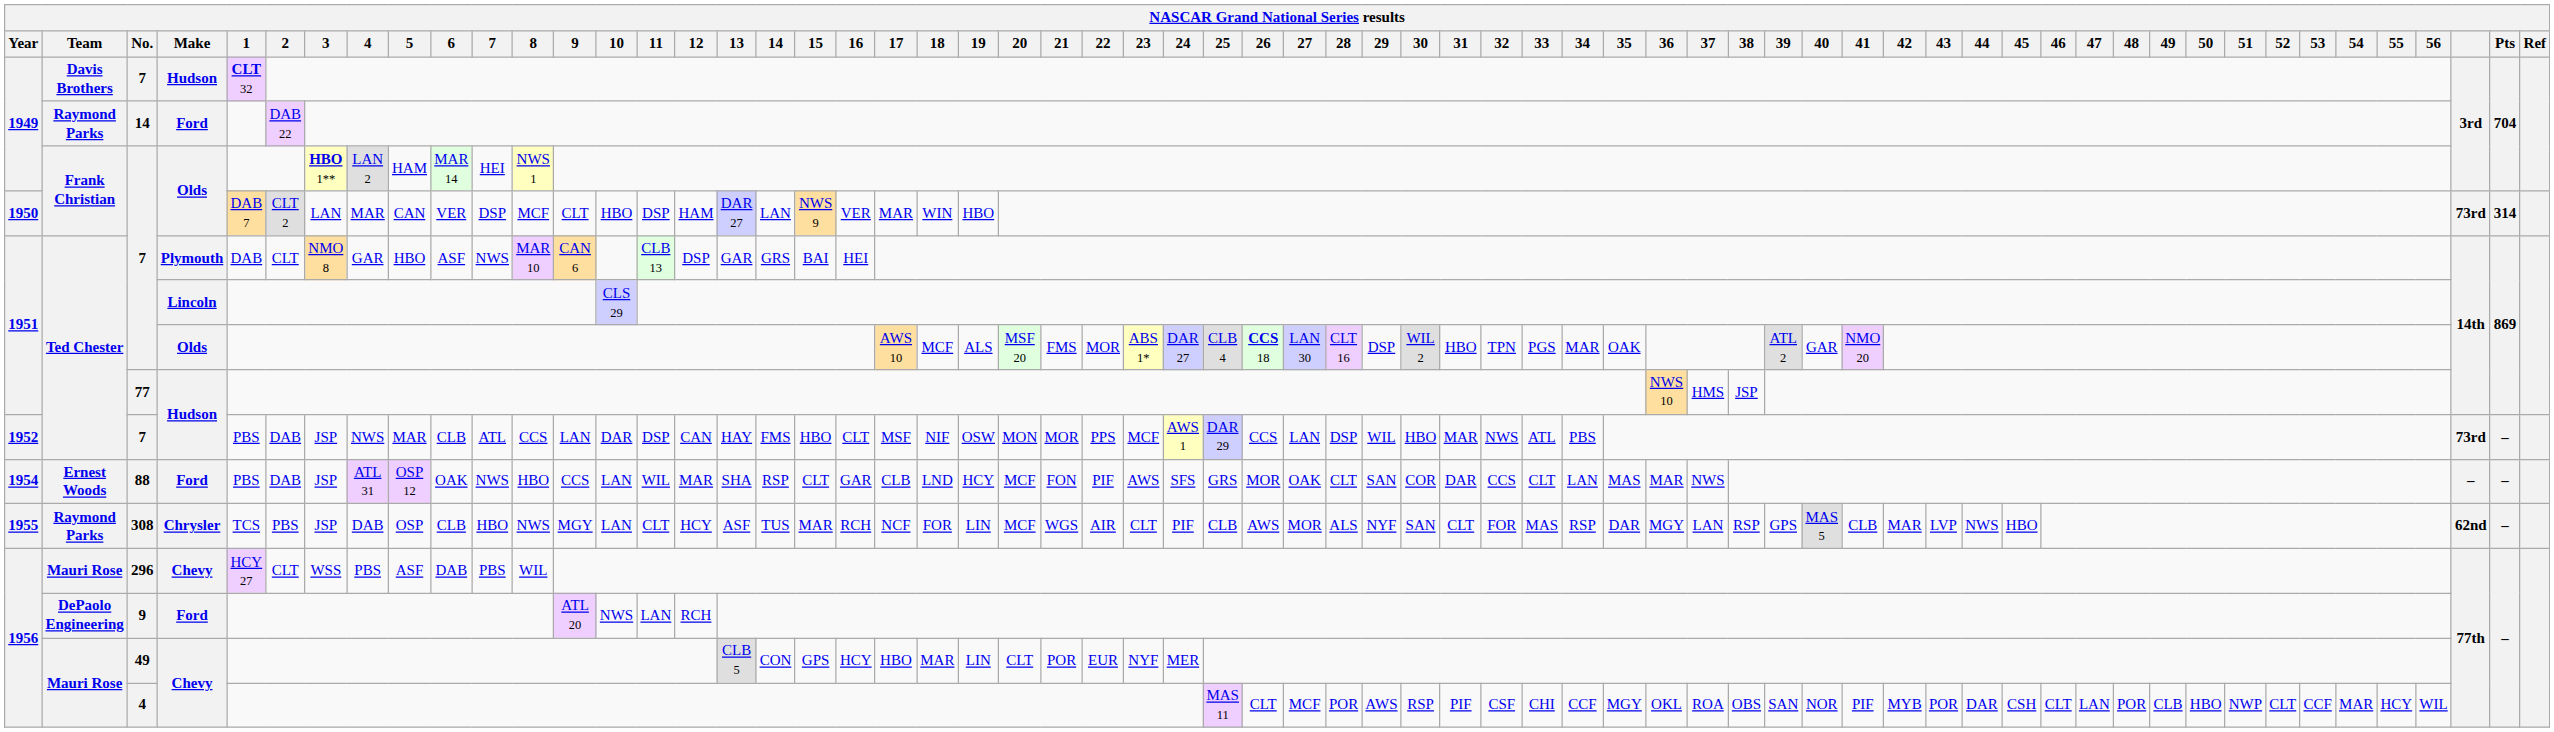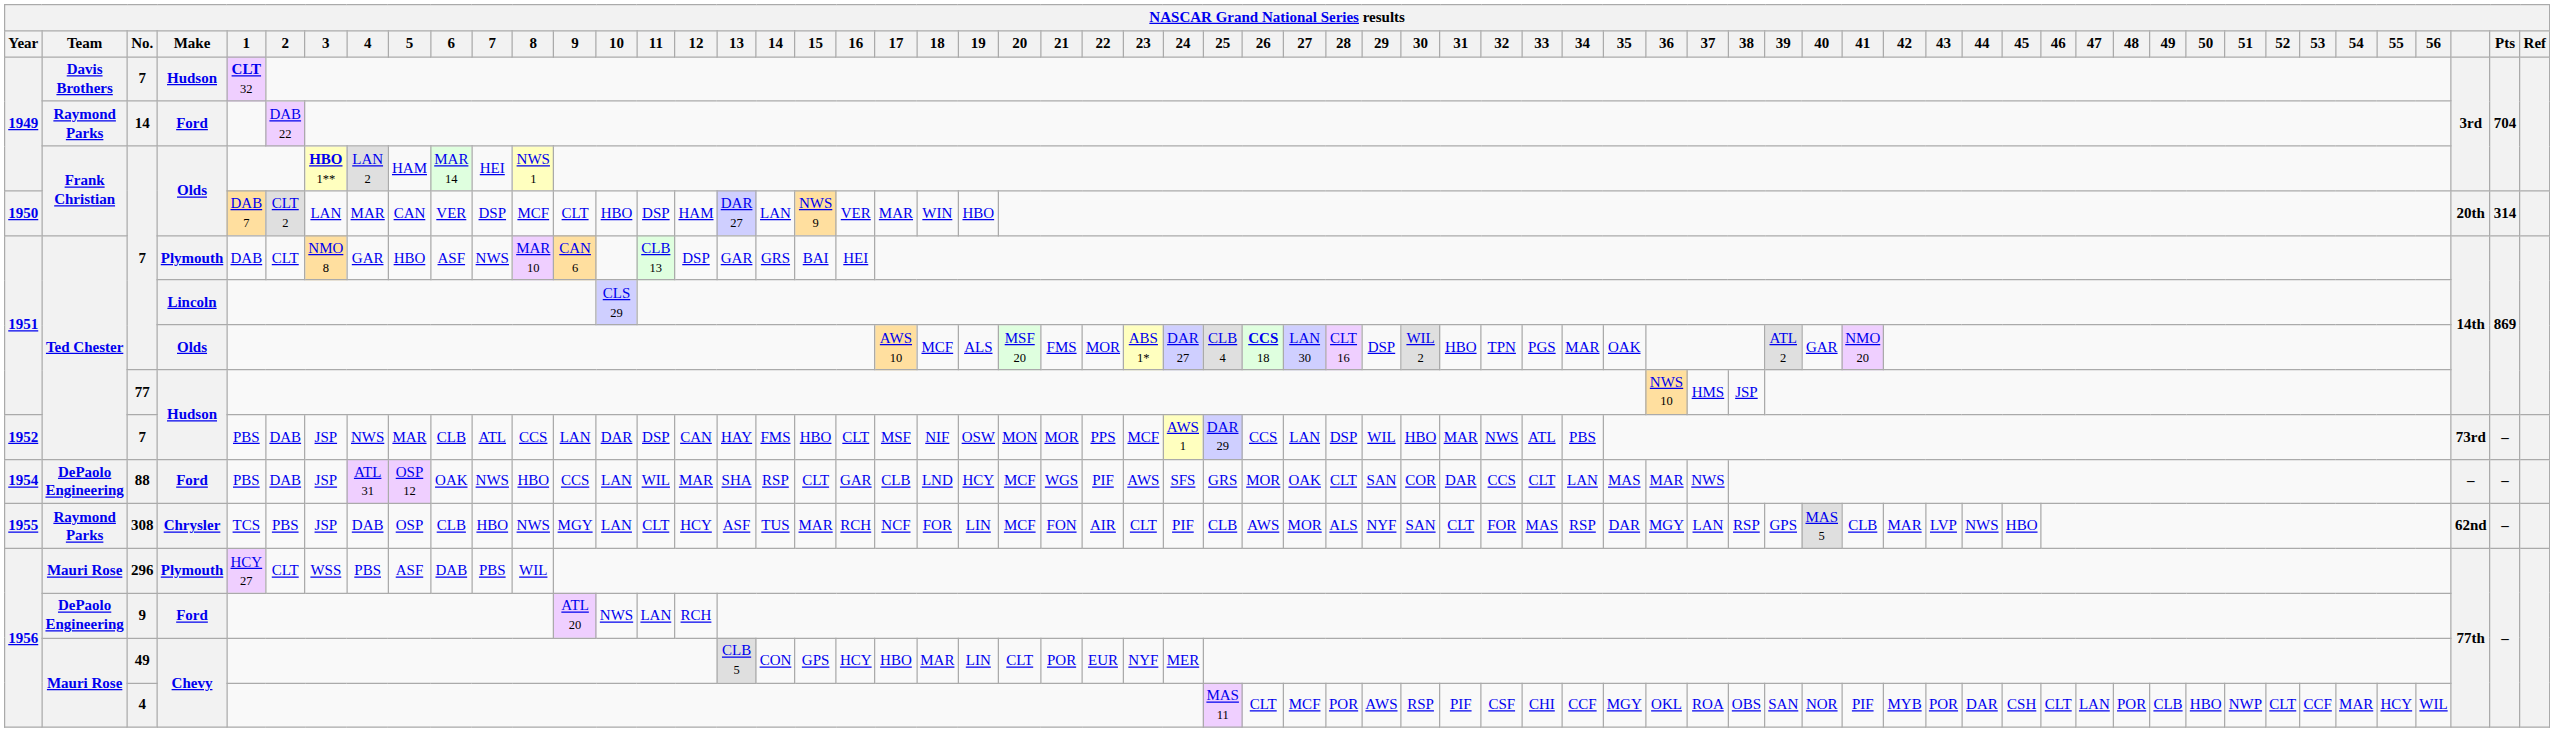(2471, 212) 73rd -> (2471, 212) 20th
(85, 481) Ernest Woods -> (85, 481) DePaolo Engineering
(1062, 481) FON -> (1062, 481) WGS
(1062, 526) WGS -> (1062, 526) FON
(192, 570) Chevy -> (192, 570) Plymouth
